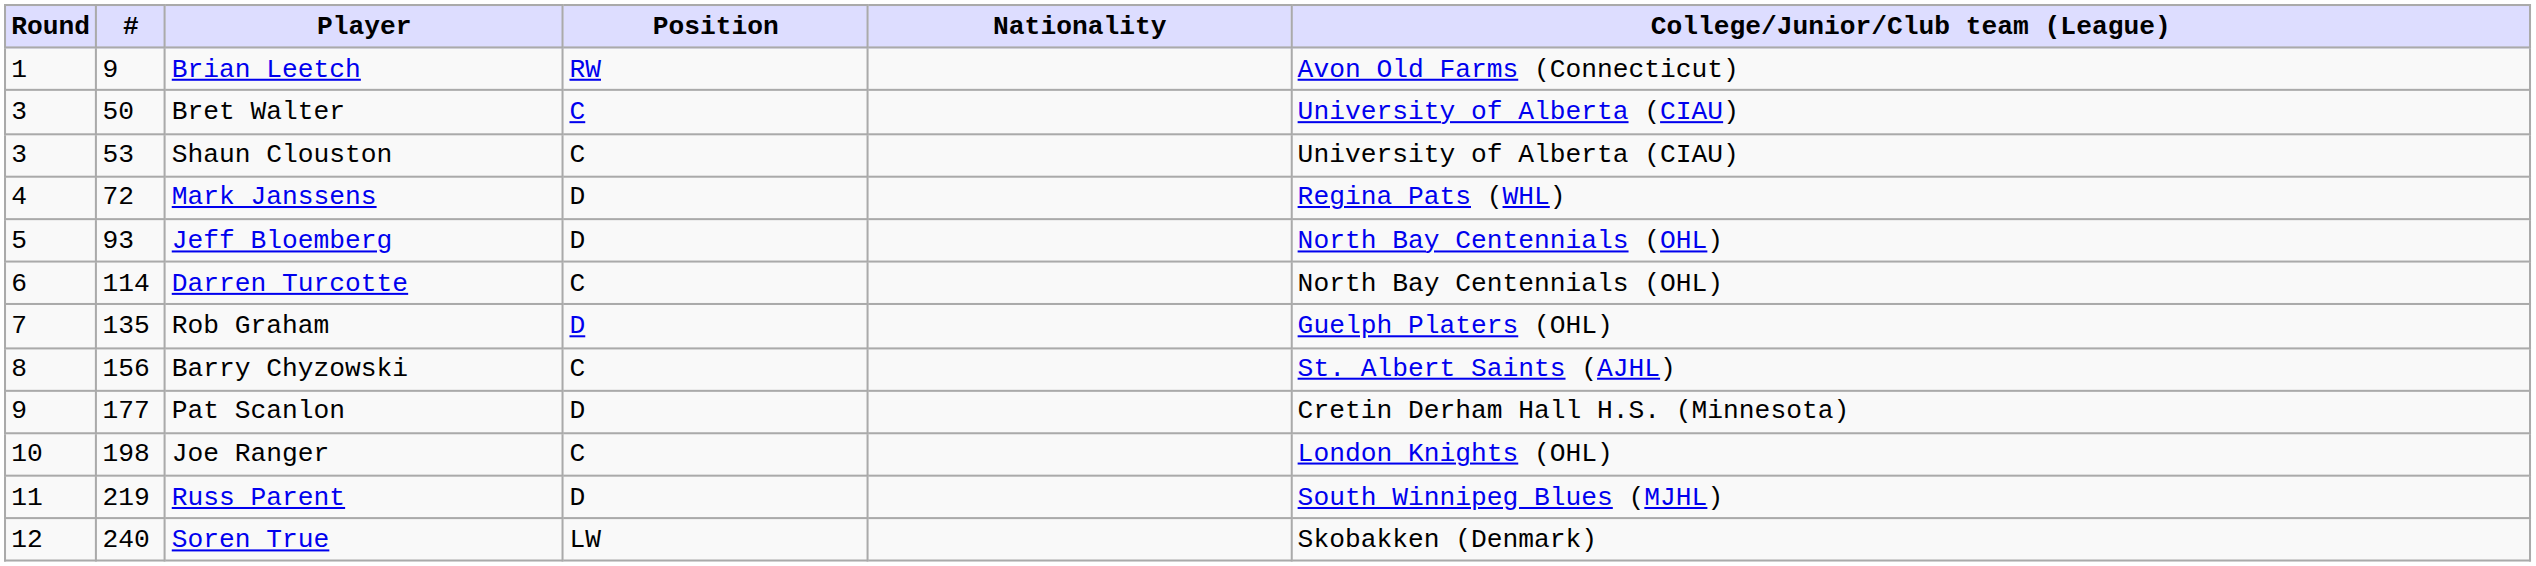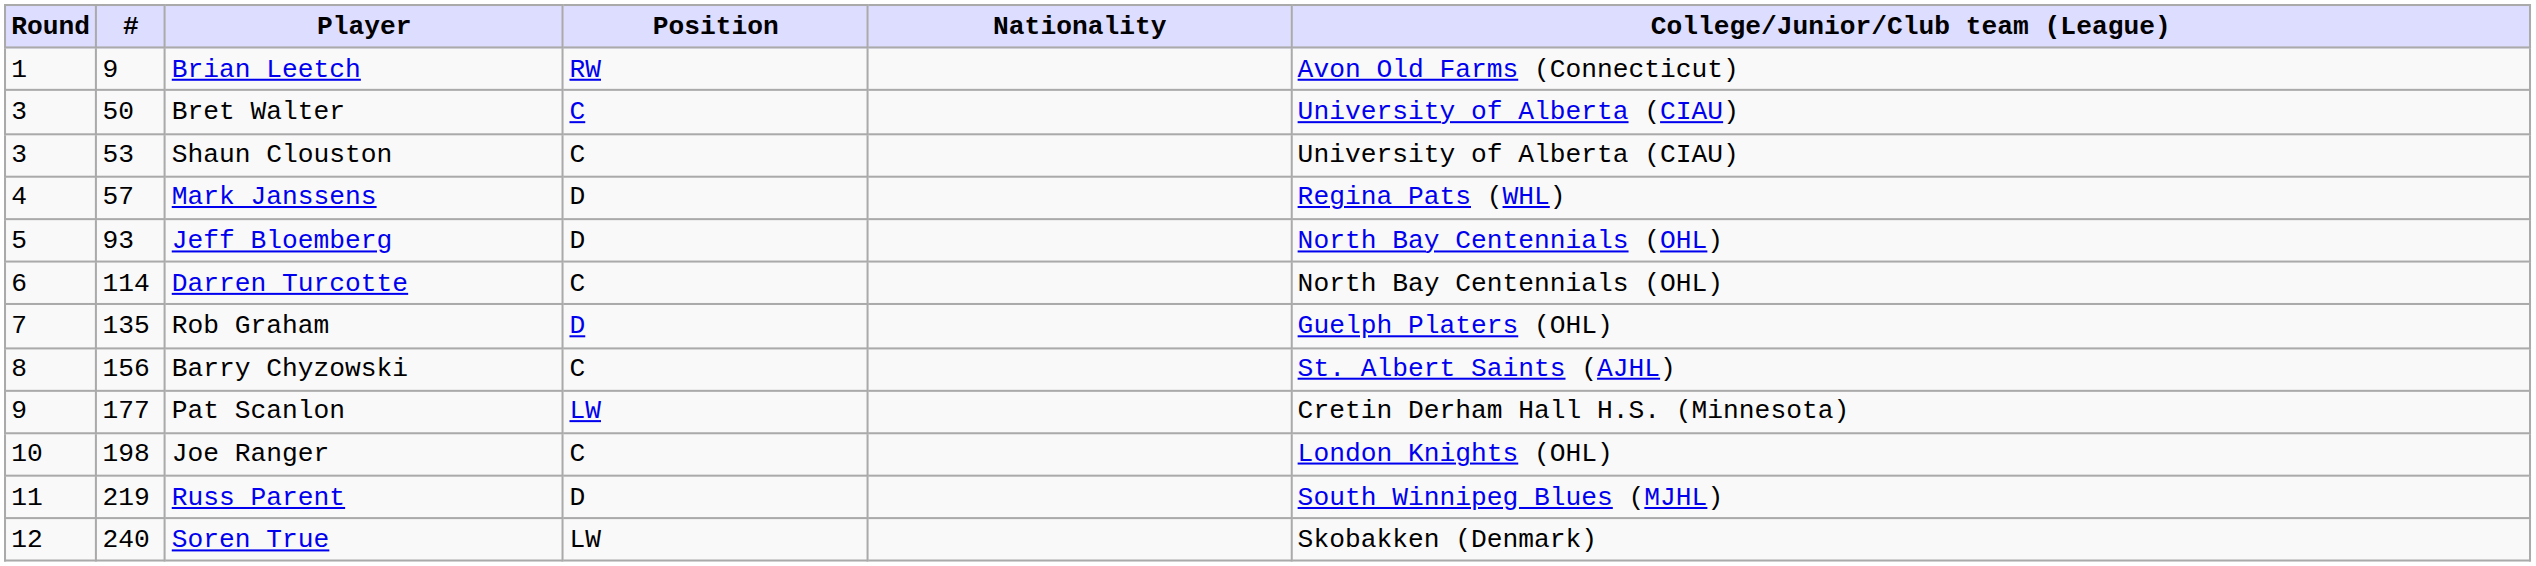(118, 198) 72 -> (118, 198) 57
(577, 412) D -> (585, 412) LW
